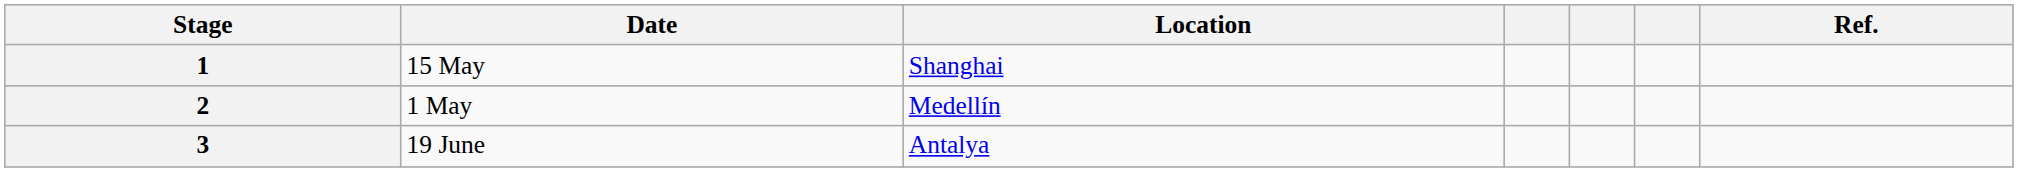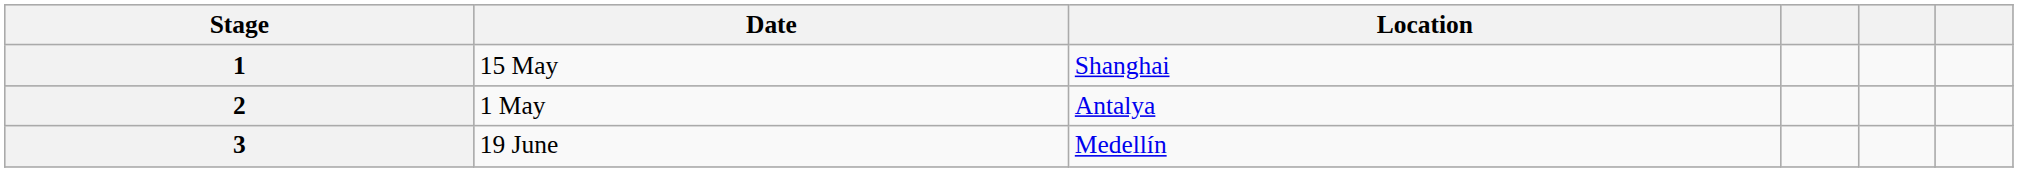- column: (1856, 24)
(955, 105) Medellín -> (1115, 105) Antalya
(949, 145) Antalya -> (1121, 145) Medellín
